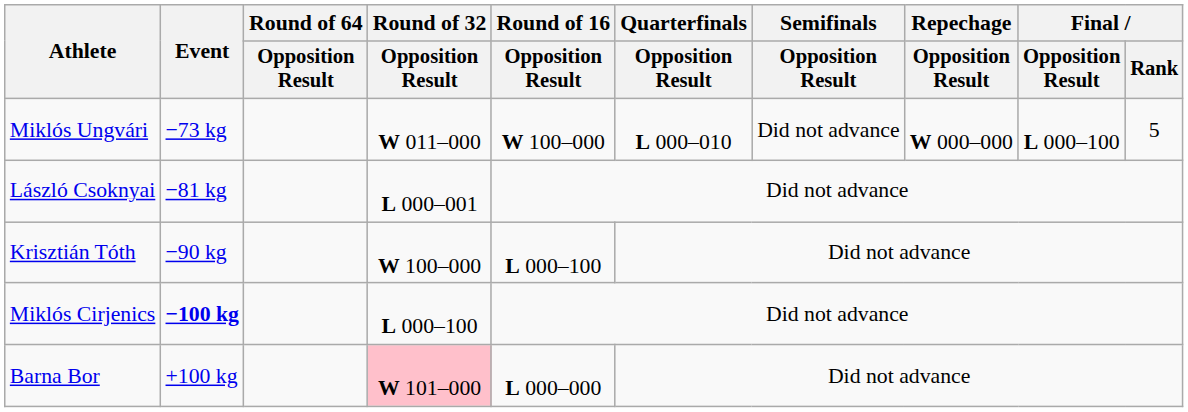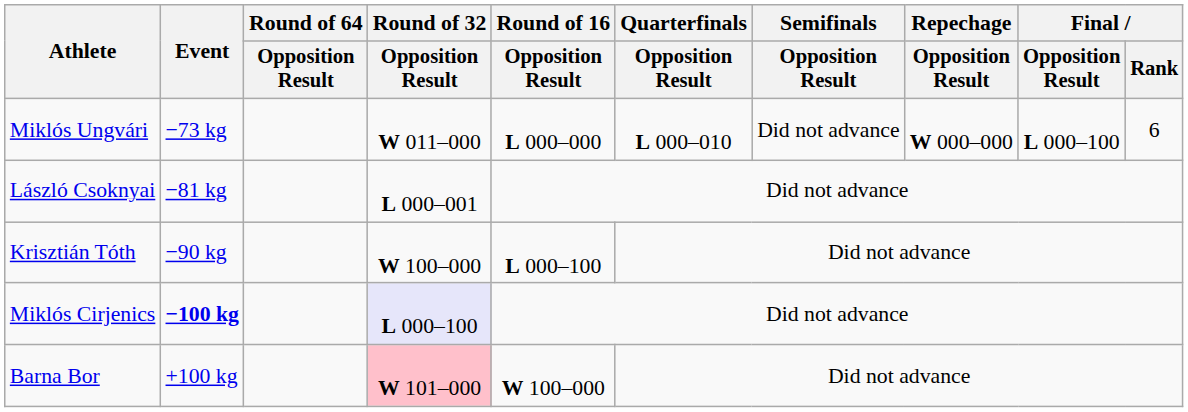(553, 142) W 100–000 -> (553, 142) L 000–000
(1154, 129) 5 -> (1154, 129) 6
(430, 327) no background -> (430, 327) lavender background
(553, 388) L 000–000 -> (553, 388) W 100–000
